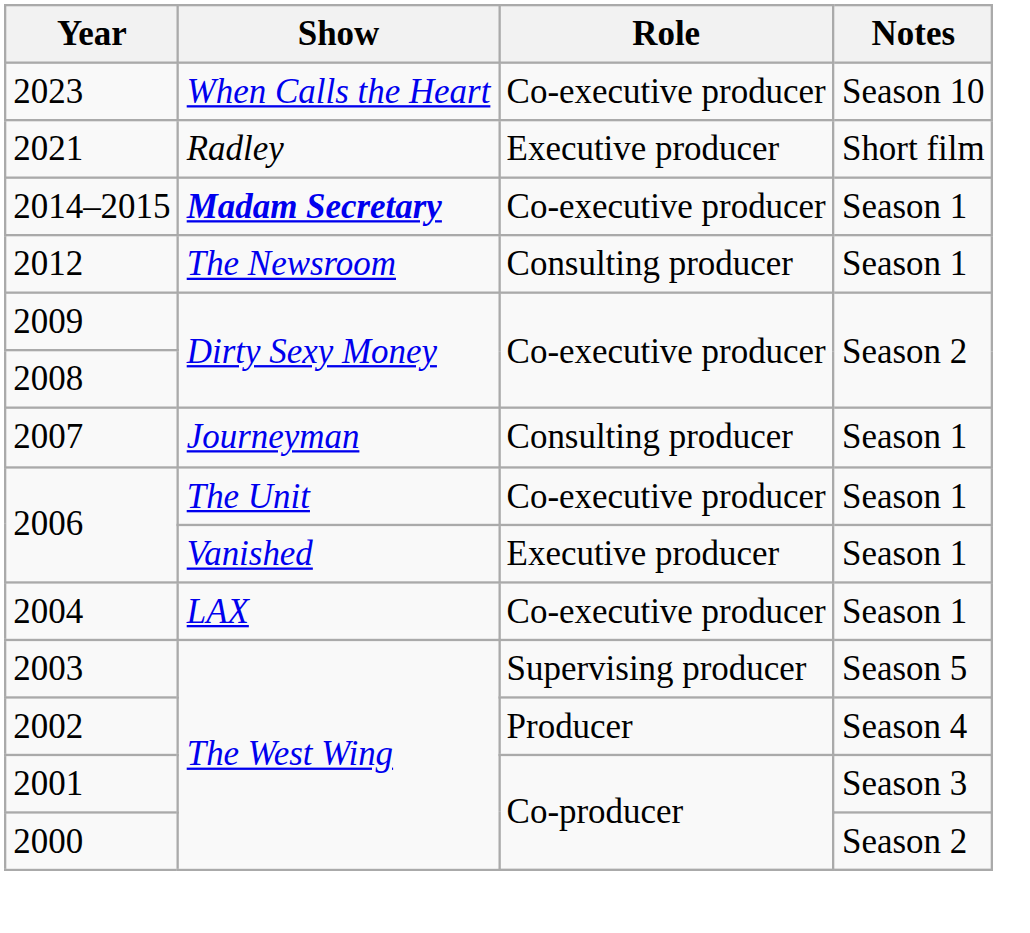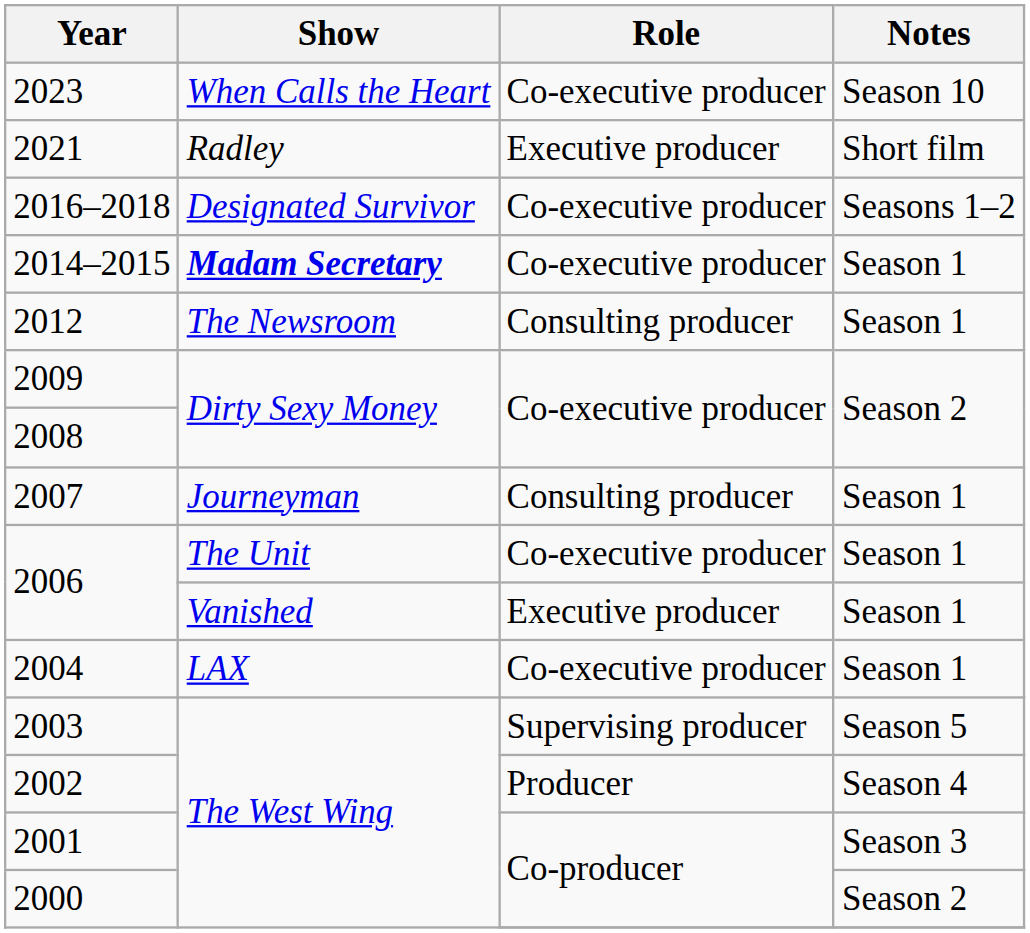+ row: (92, 206)
